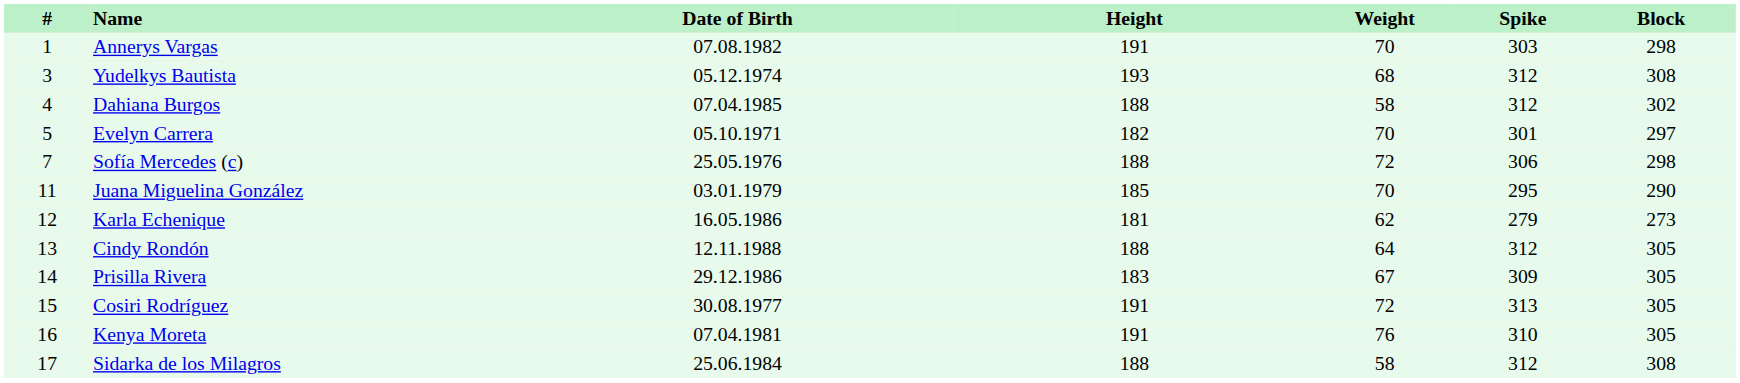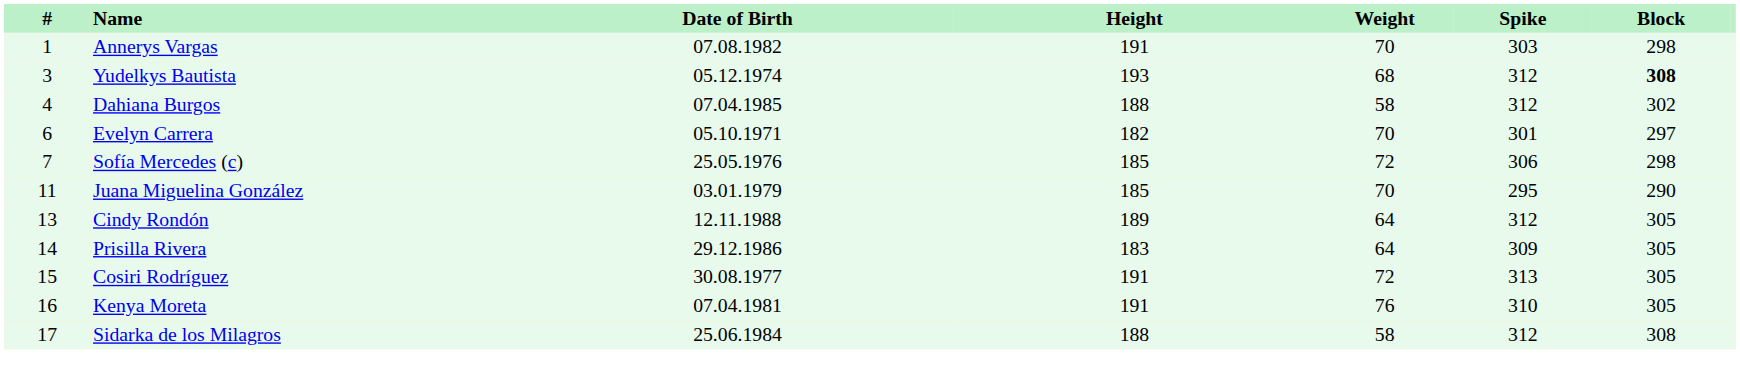(1661, 75) normal -> (1661, 75) bold
(47, 133) 5 -> (47, 133) 6
(1134, 162) 188 -> (1134, 162) 185
- row: (159, 219)
(1134, 248) 188 -> (1134, 219) 189
(1385, 277) 67 -> (1385, 248) 64
